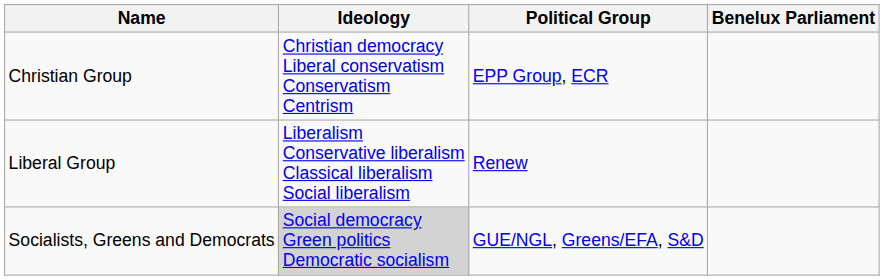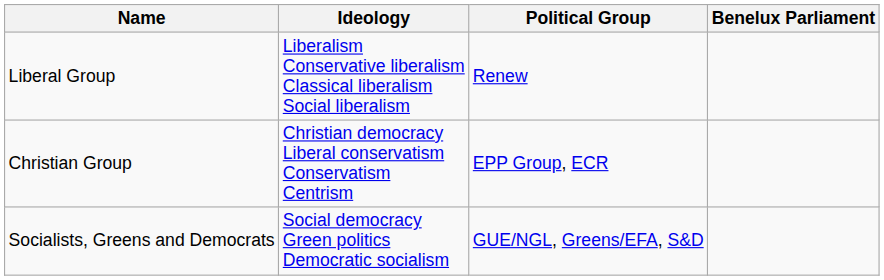rows swapped: (70, 76) <-> (62, 163)
(366, 240) lightgrey background -> (366, 240) no background
